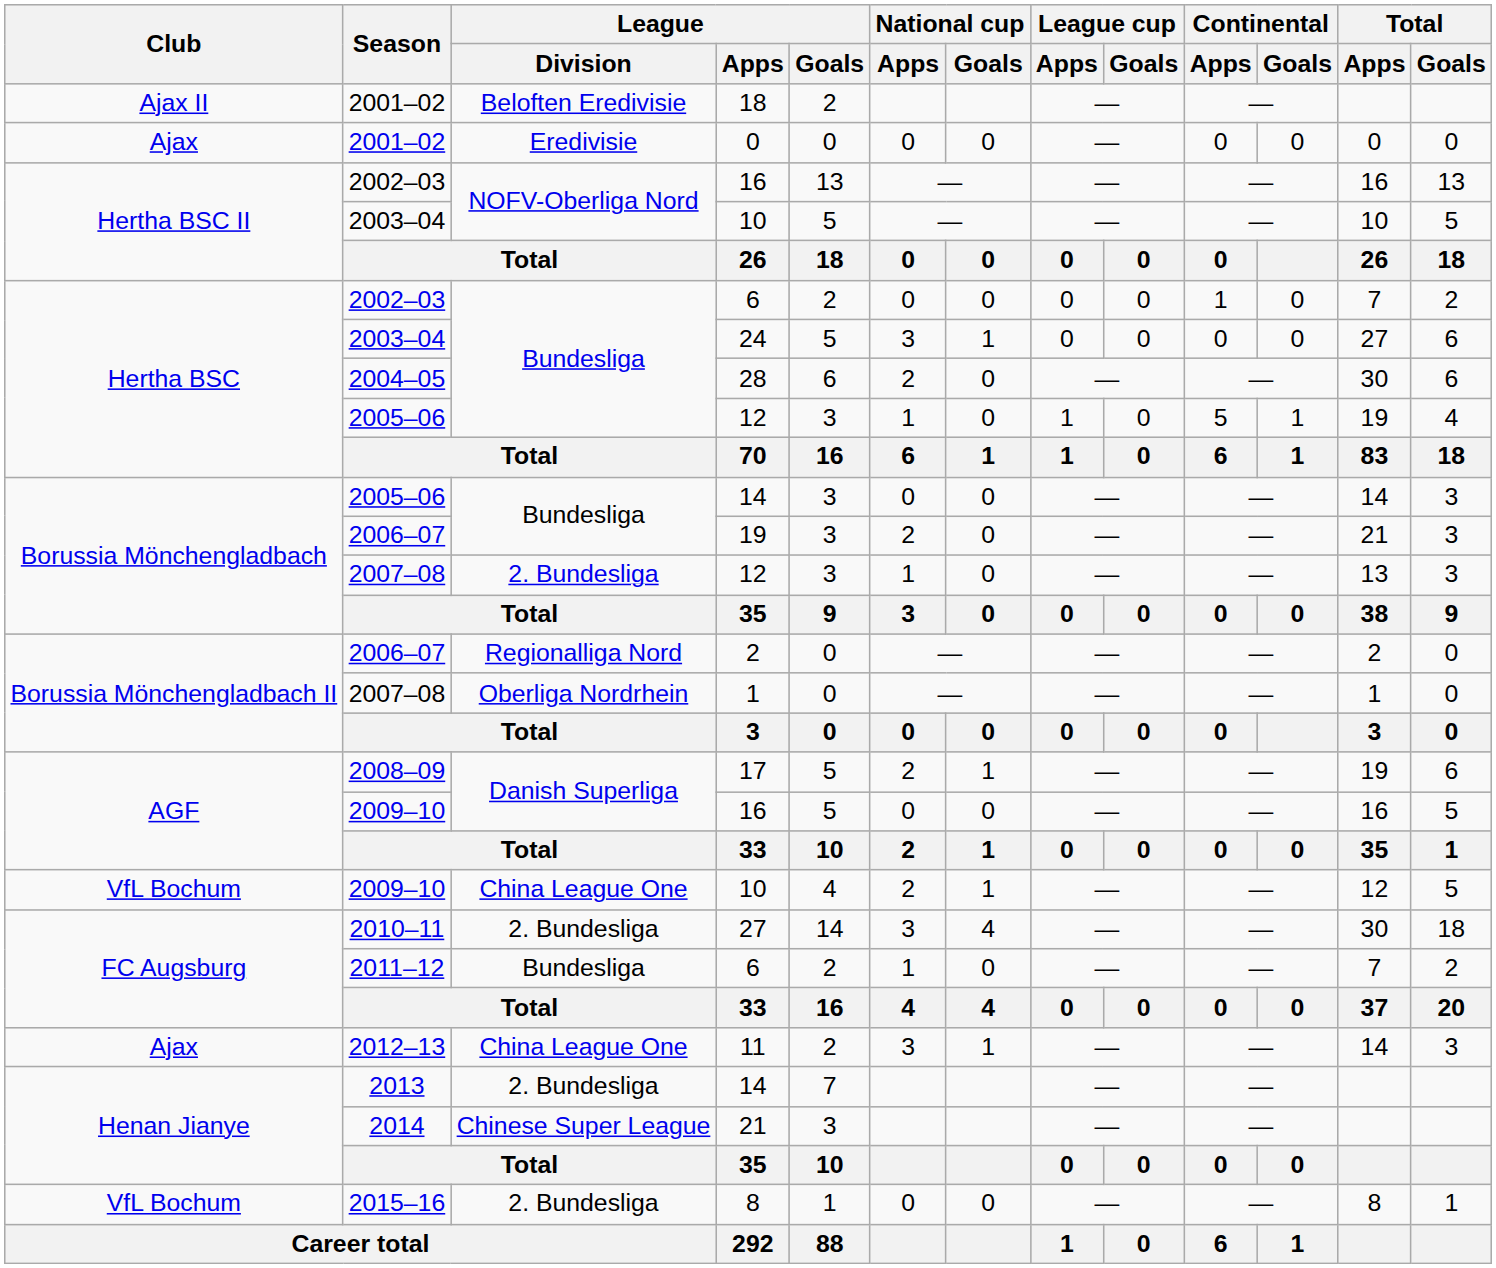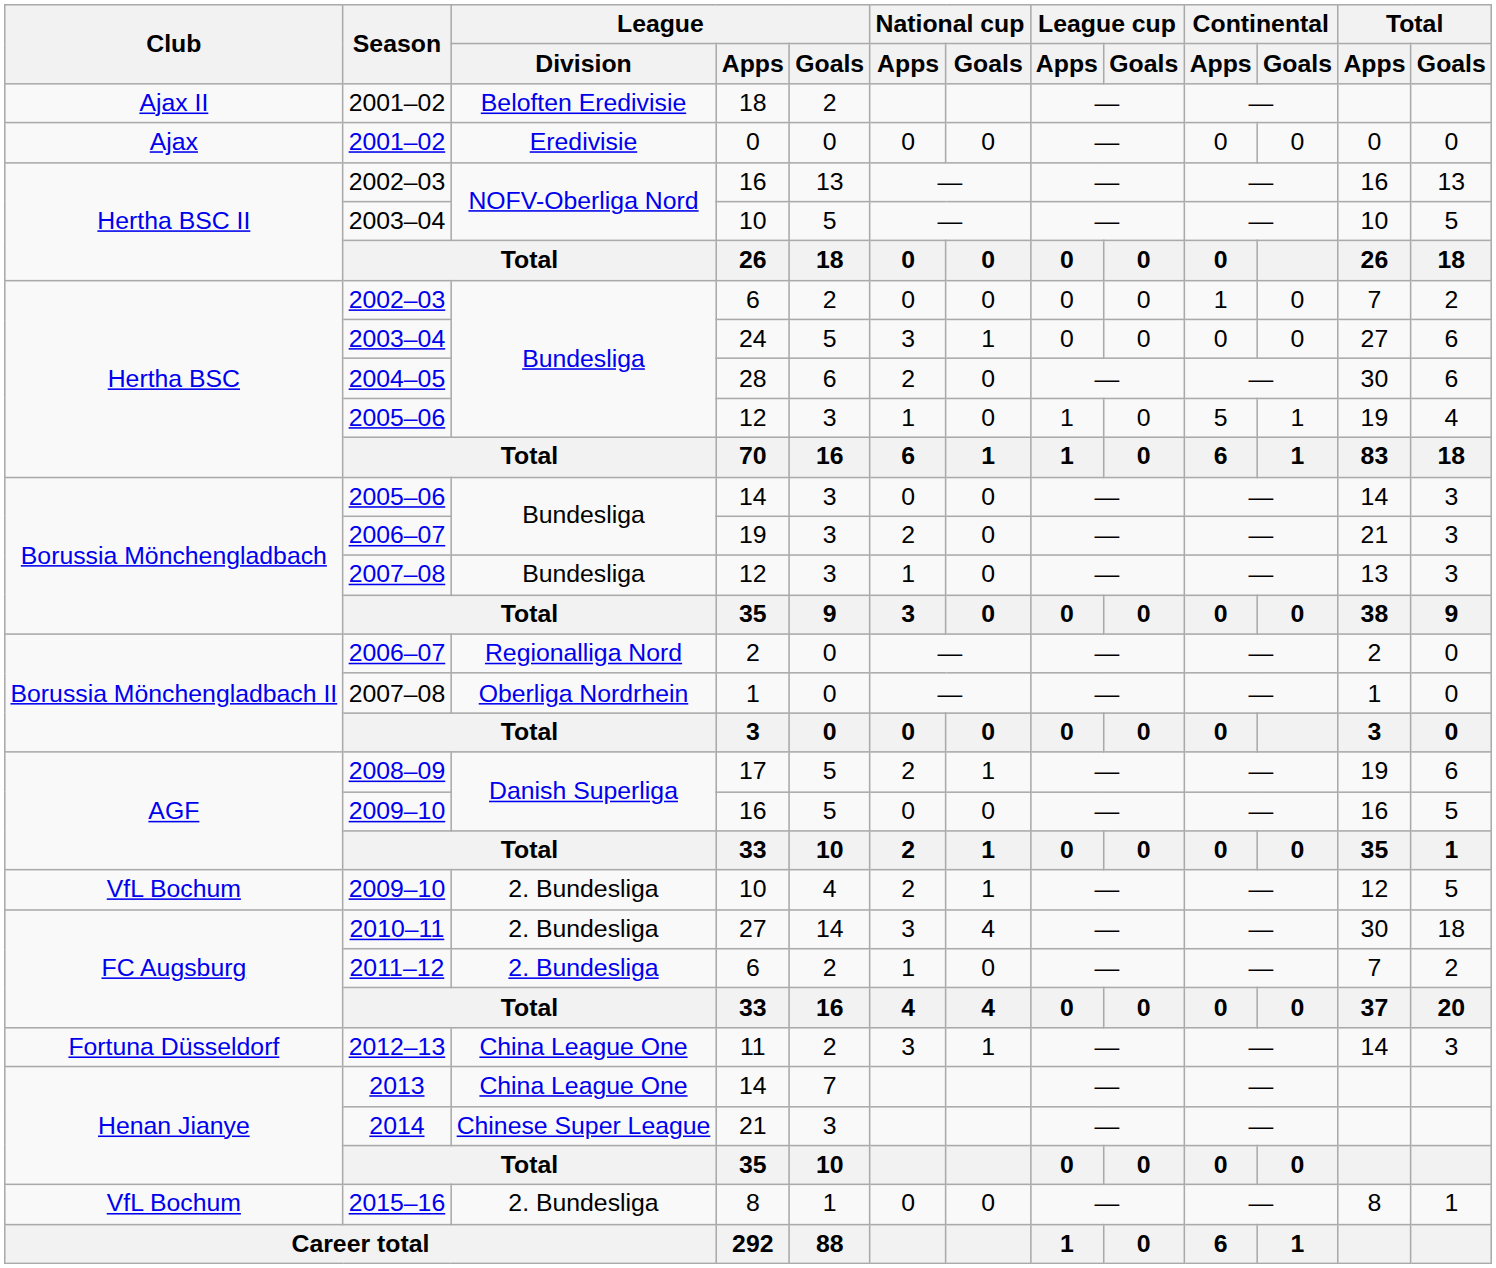(584, 574) 2. Bundesliga -> (583, 574) Bundesliga
(583, 889) China League One -> (584, 889) 2. Bundesliga
(583, 968) Bundesliga -> (584, 968) 2. Bundesliga
(174, 1046) Ajax -> (174, 1046) Fortuna Düsseldorf
(584, 1086) 2. Bundesliga -> (583, 1086) China League One
